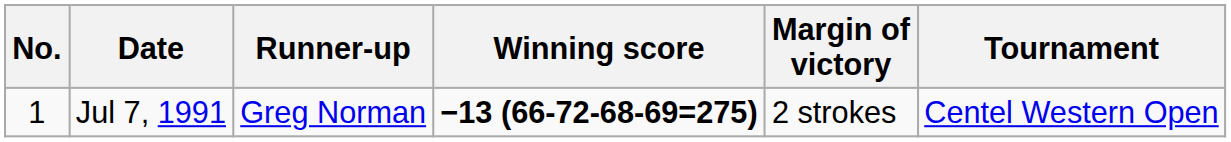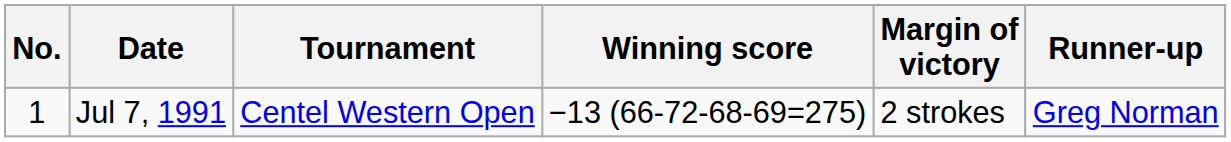columns swapped: (1071, 47) <-> (333, 47)
(599, 112) bold -> (708, 112) normal
